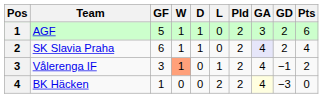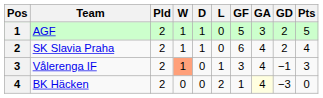columns swapped: (240, 13) <-> (161, 13)
(307, 31) 6 -> (307, 31) 5
(262, 48) lavender background -> (262, 48) no background
(307, 66) 2 -> (307, 66) 3
